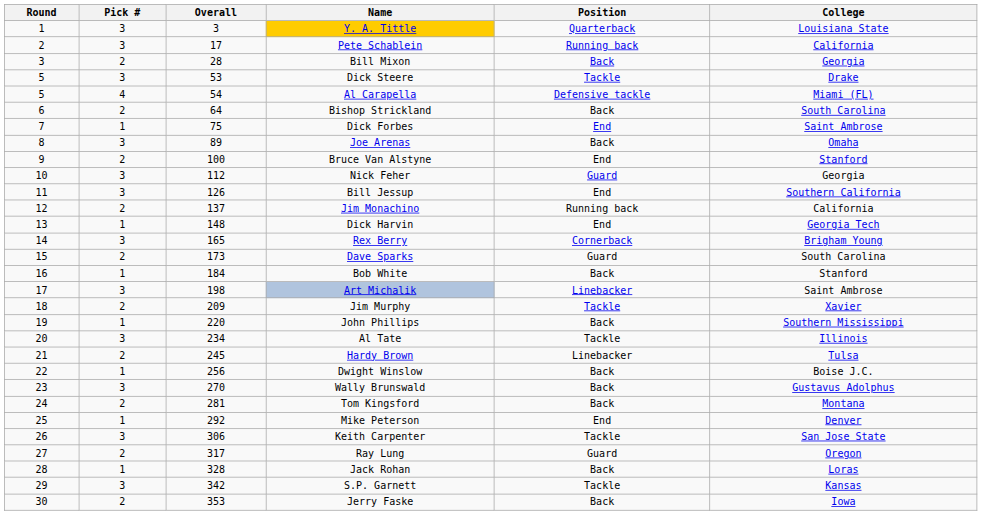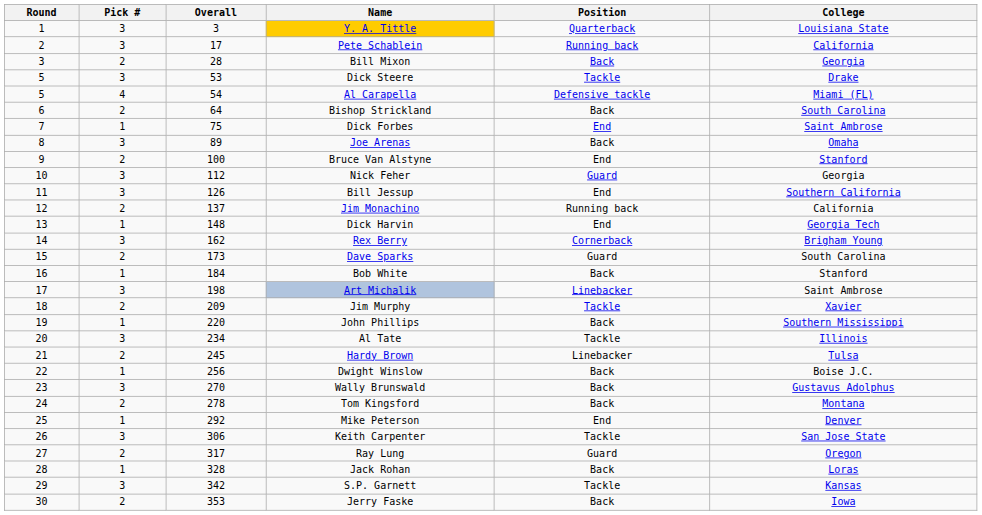(216, 241) 165 -> (216, 241) 162
(216, 404) 281 -> (216, 404) 278
